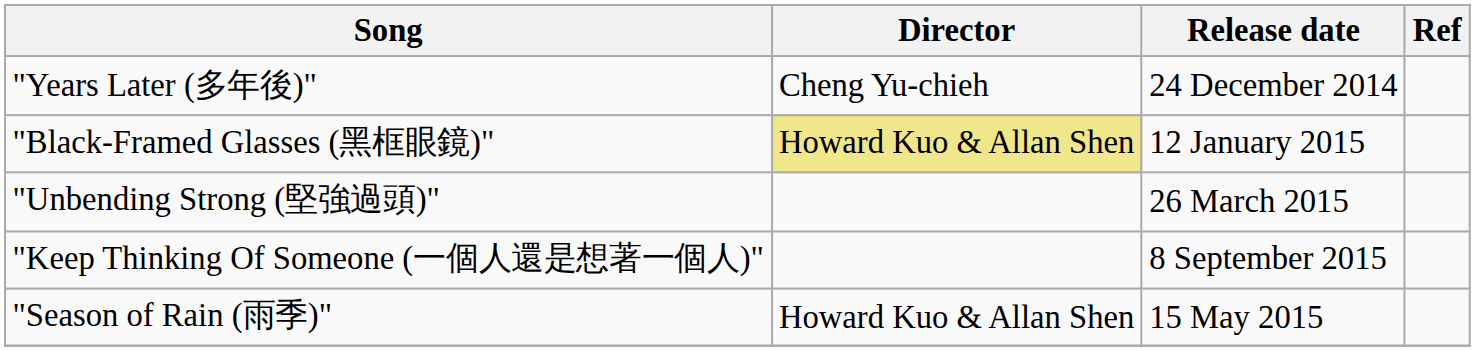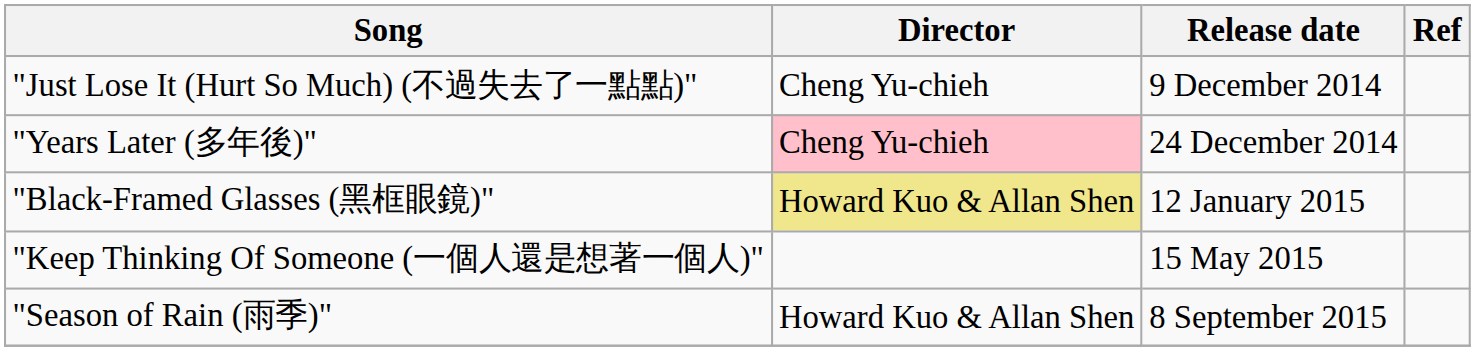+ row: (355, 84)
(884, 85) no background -> (884, 143) pink background
- row: (226, 199)
(1268, 258) 8 September 2015 -> (1236, 258) 15 May 2015
(1236, 316) 15 May 2015 -> (1268, 316) 8 September 2015
